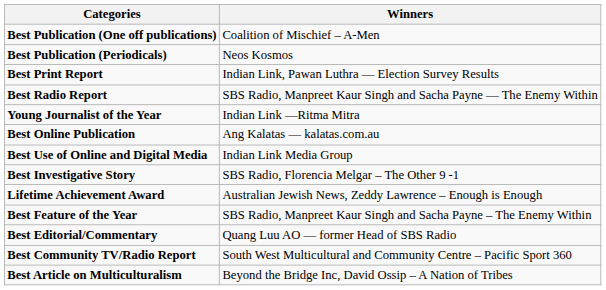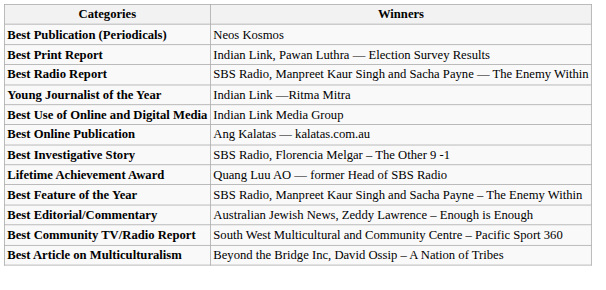- row: (112, 34)
rows swapped: (107, 154) <-> (71, 134)
(382, 194) Australian Jewish News, Zeddy Lawrence – Enough is Enough -> (330, 174) Quang Luu AO — former Head of SBS Radio
(339, 235) Quang Luu AO — former Head of SBS Radio -> (373, 214) Australian Jewish News, Zeddy Lawrence – Enough is Enough
